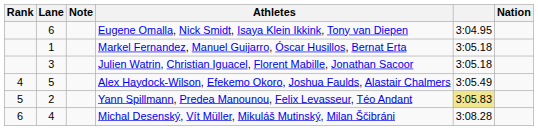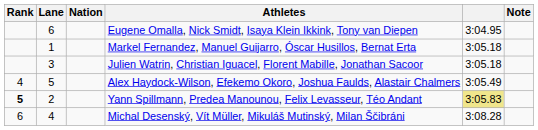columns swapped: (514, 13) <-> (81, 13)
(20, 99) normal -> (20, 99) bold
